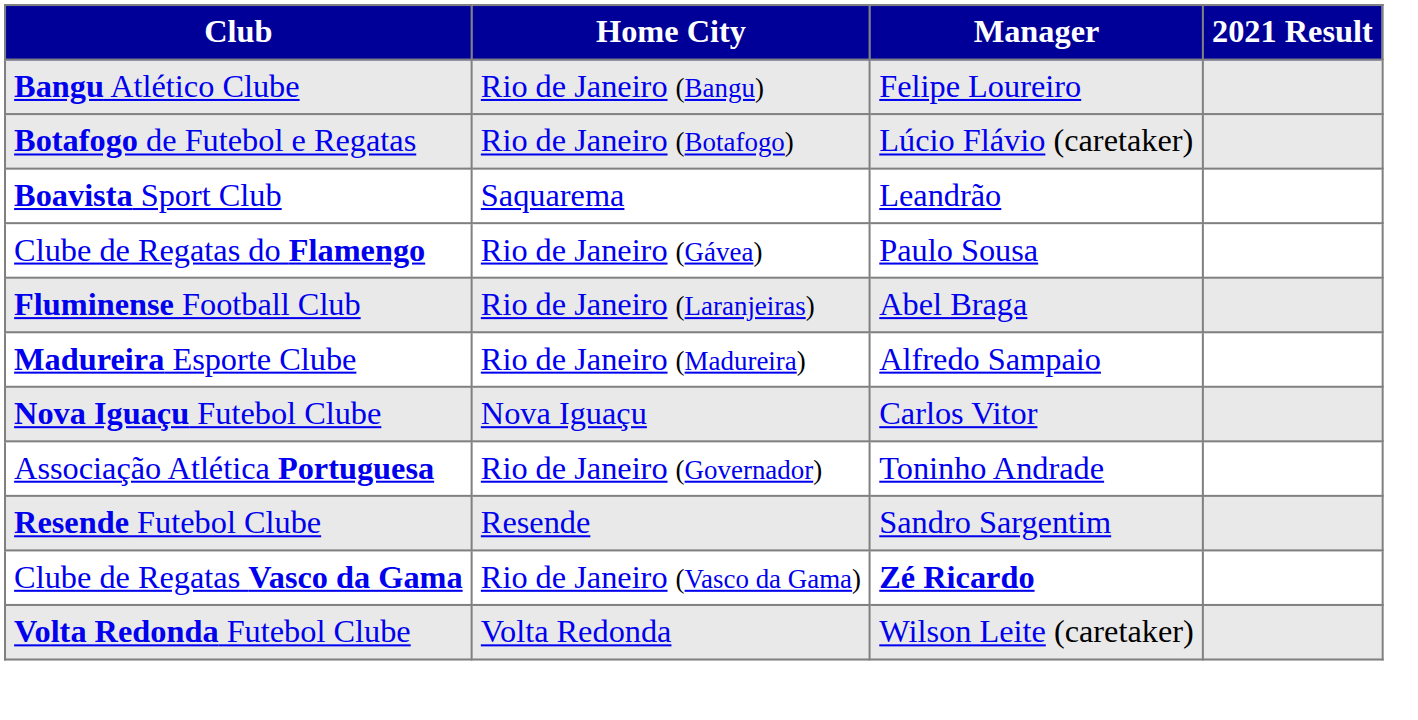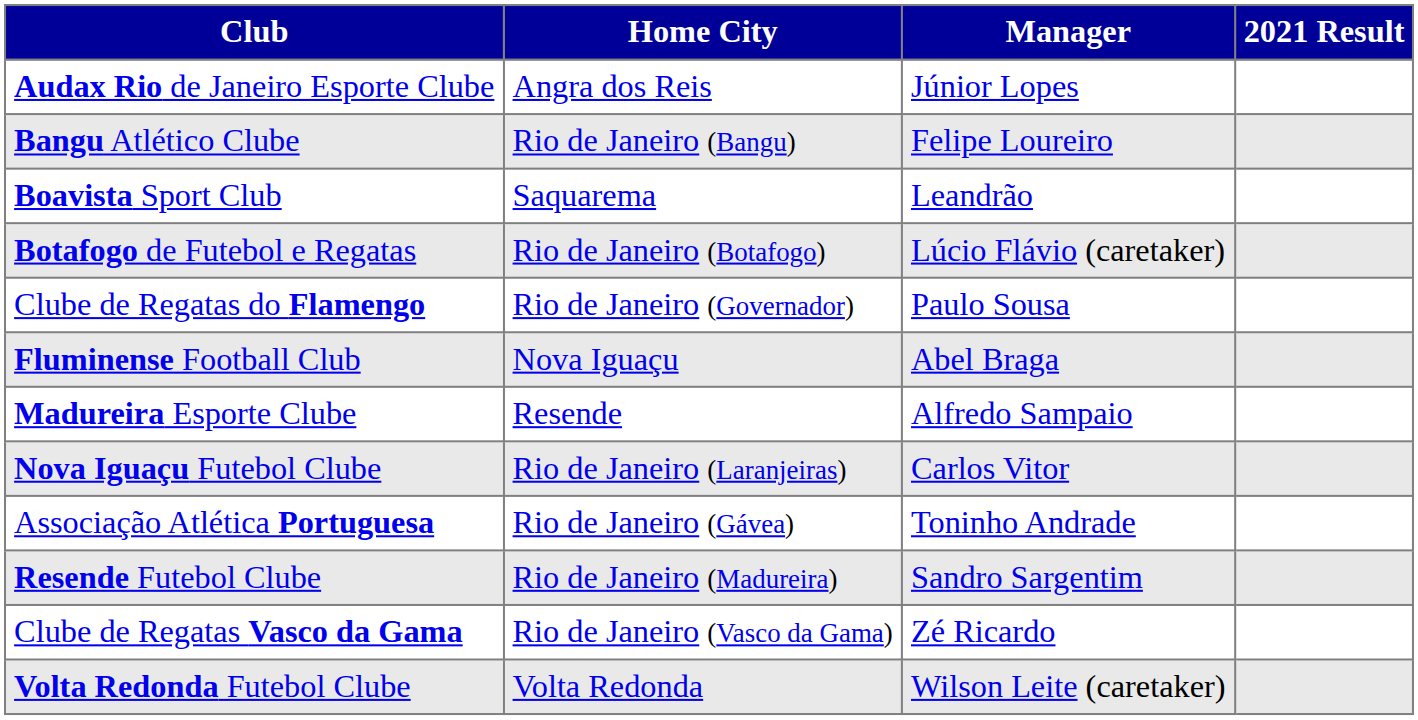+ row: (254, 86)
rows swapped: (148, 195) <-> (215, 140)
(622, 249) Rio de Janeiro (Gávea) -> (683, 304) Rio de Janeiro (Governador)
(648, 304) Rio de Janeiro (Laranjeiras) -> (596, 359) Nova Iguaçu
(643, 359) Rio de Janeiro (Madureira) -> (567, 413) Resende
(564, 413) Nova Iguaçu -> (680, 468) Rio de Janeiro (Laranjeiras)
(652, 468) Rio de Janeiro (Governador) -> (653, 522) Rio de Janeiro (Gávea)
(536, 522) Resende -> (675, 577) Rio de Janeiro (Madureira)
(957, 577) bold -> (983, 631) normal
